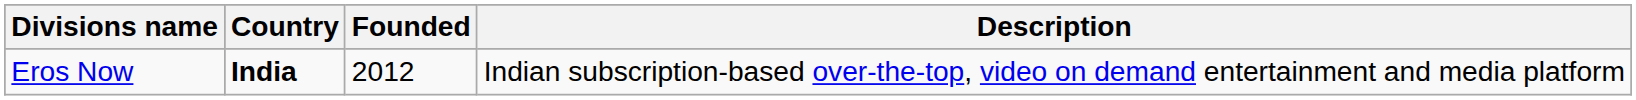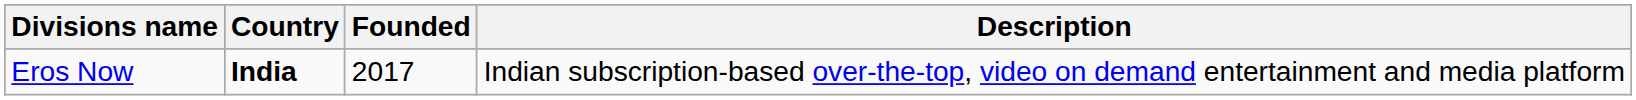(383, 71) 2012 -> (383, 71) 2017
